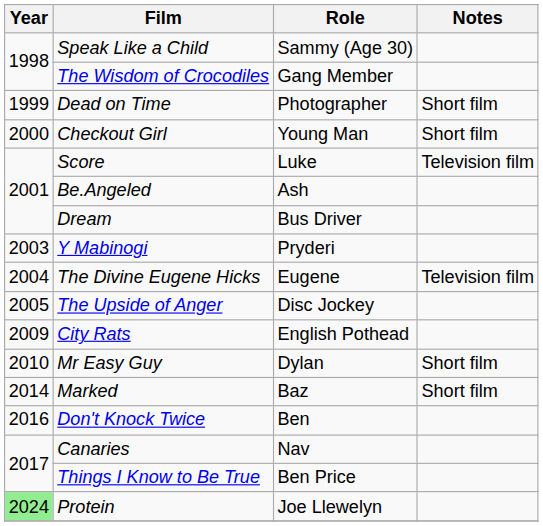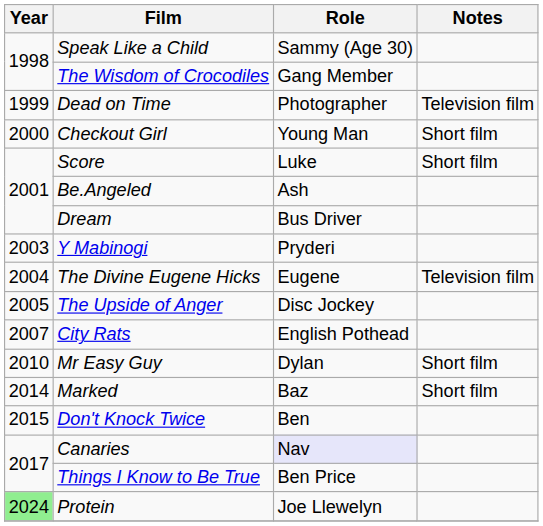(460, 104) Short film -> (478, 104) Television film
(478, 162) Television film -> (460, 162) Short film
(29, 334) 2009 -> (29, 334) 2007
(29, 420) 2016 -> (29, 420) 2015
(294, 448) no background -> (294, 448) lavender background
